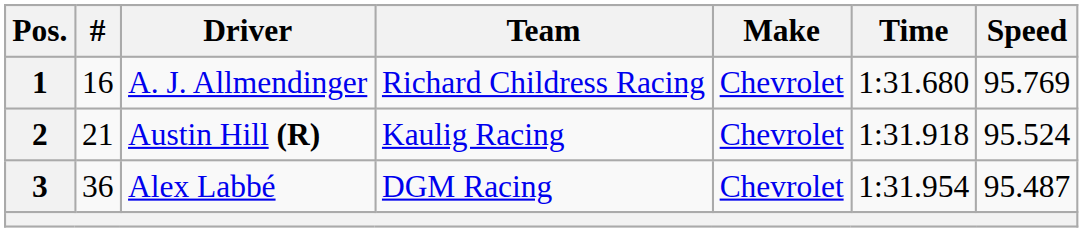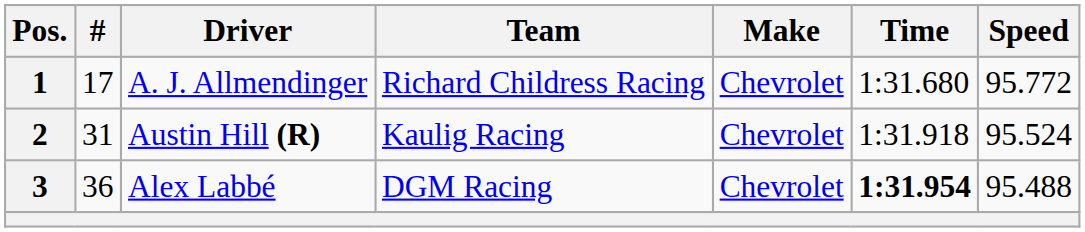(98, 82) 16 -> (98, 82) 17
(1027, 82) 95.769 -> (1029, 82) 95.772
(98, 134) 21 -> (98, 134) 31
(914, 186) normal -> (915, 186) bold
(1027, 186) 95.487 -> (1029, 186) 95.488
